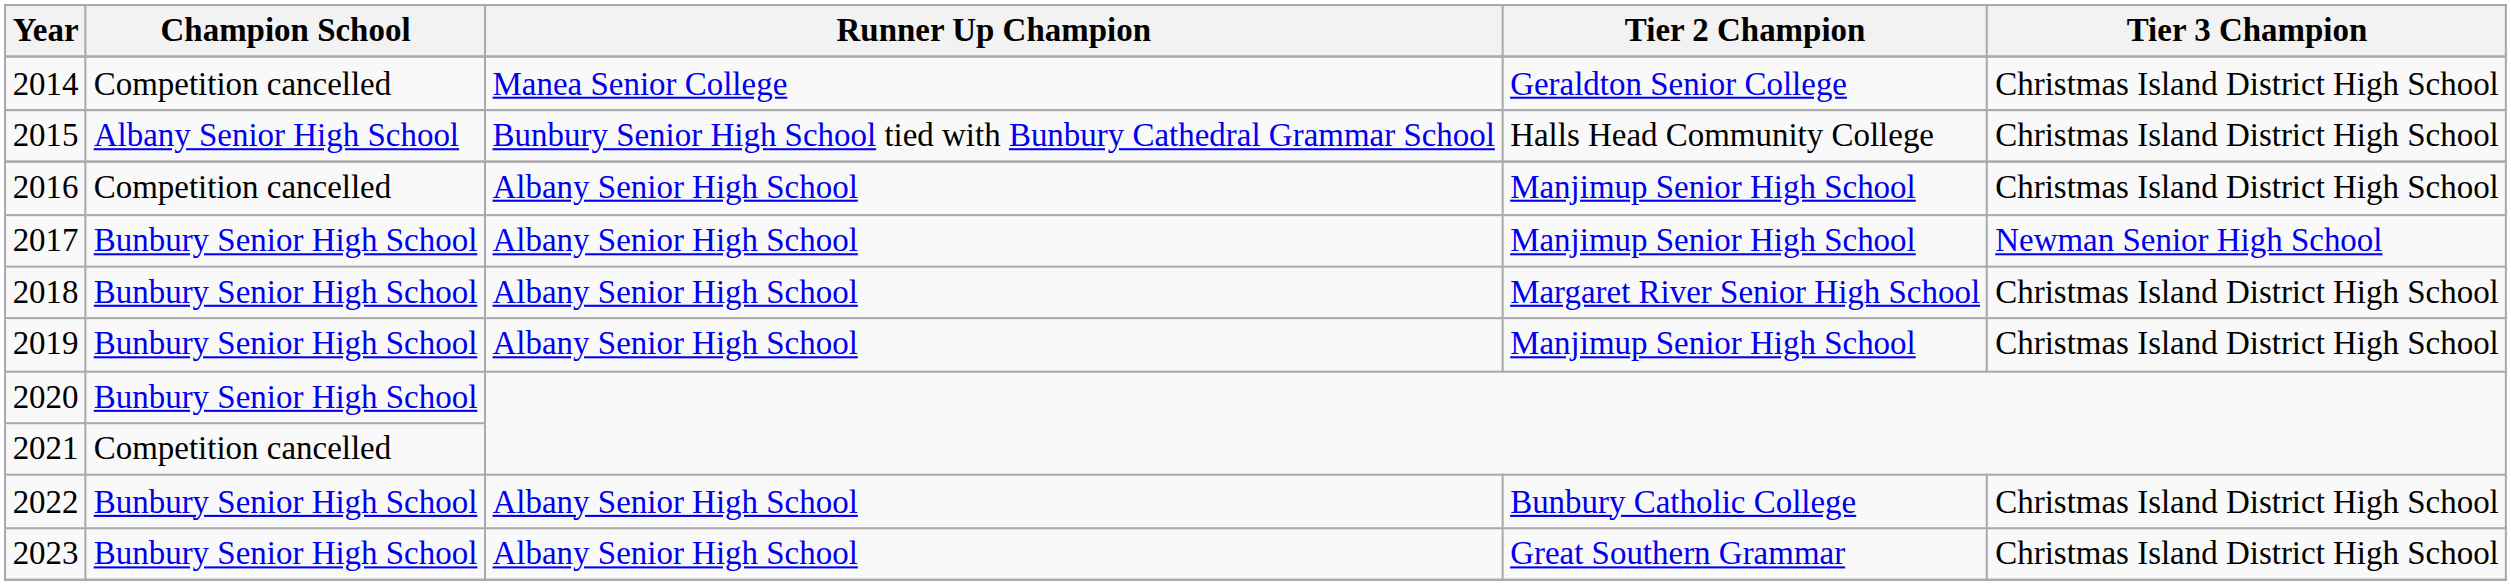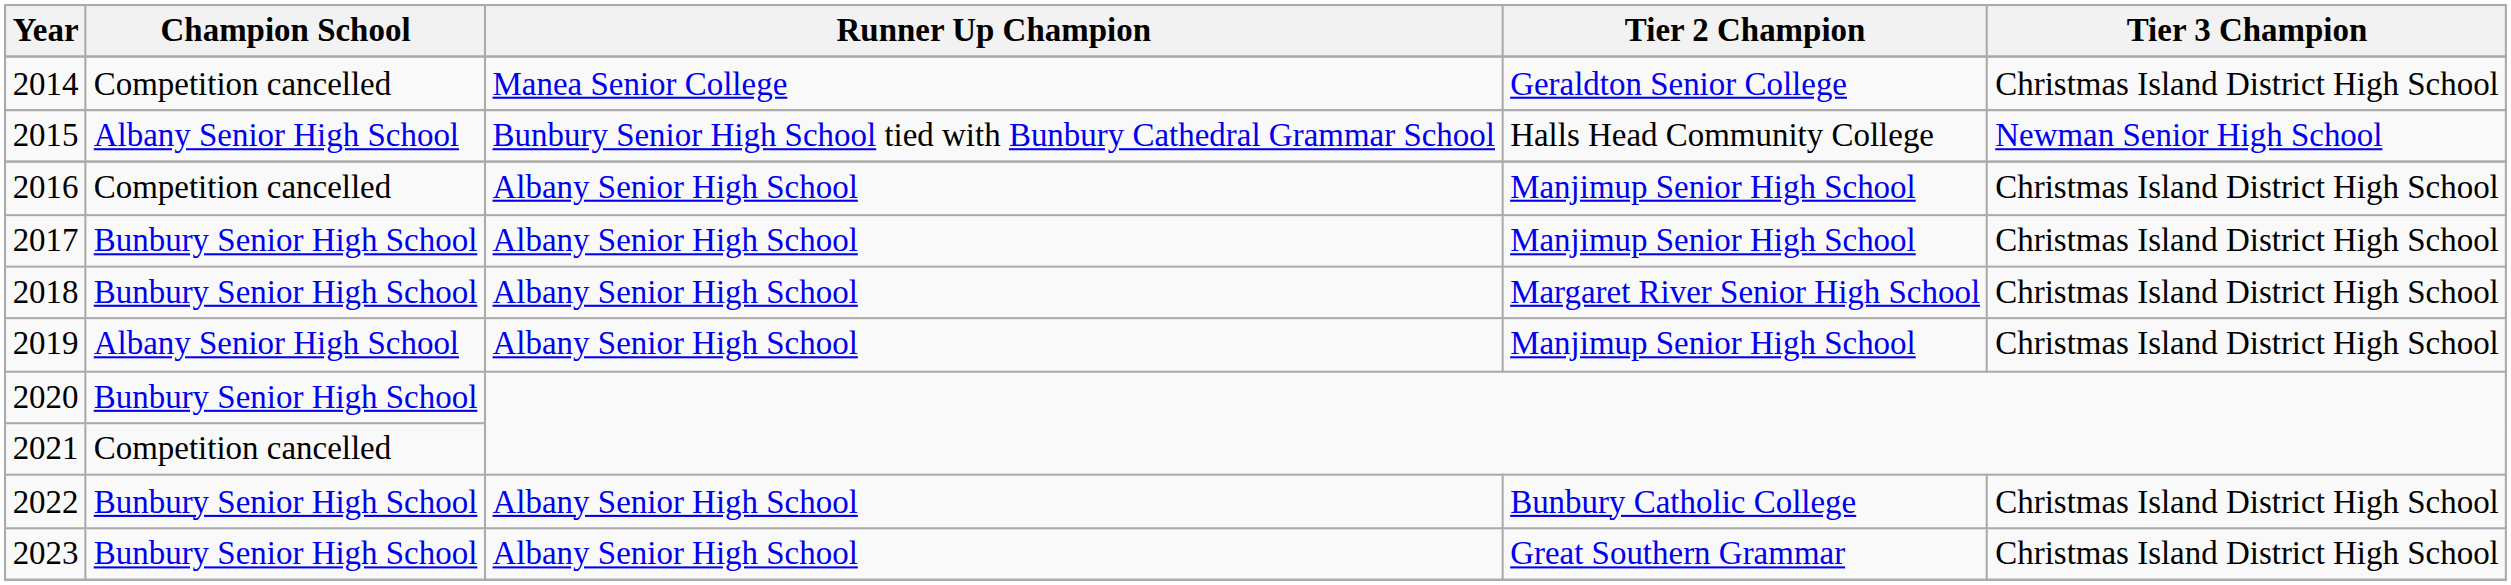(2247, 135) Christmas Island District High School -> (2189, 135) Newman Senior High School
(2189, 239) Newman Senior High School -> (2247, 239) Christmas Island District High School
(286, 344) Bunbury Senior High School -> (276, 344) Albany Senior High School
